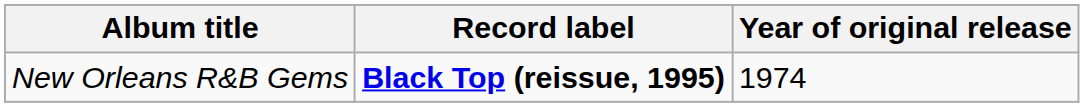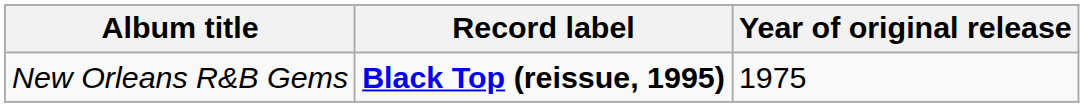(773, 76) 1974 -> (773, 76) 1975
